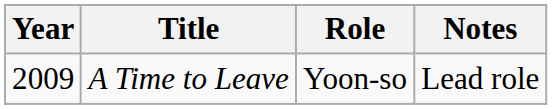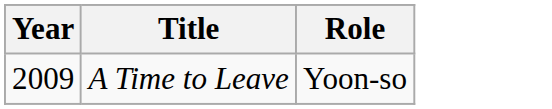- column: (480, 29)
